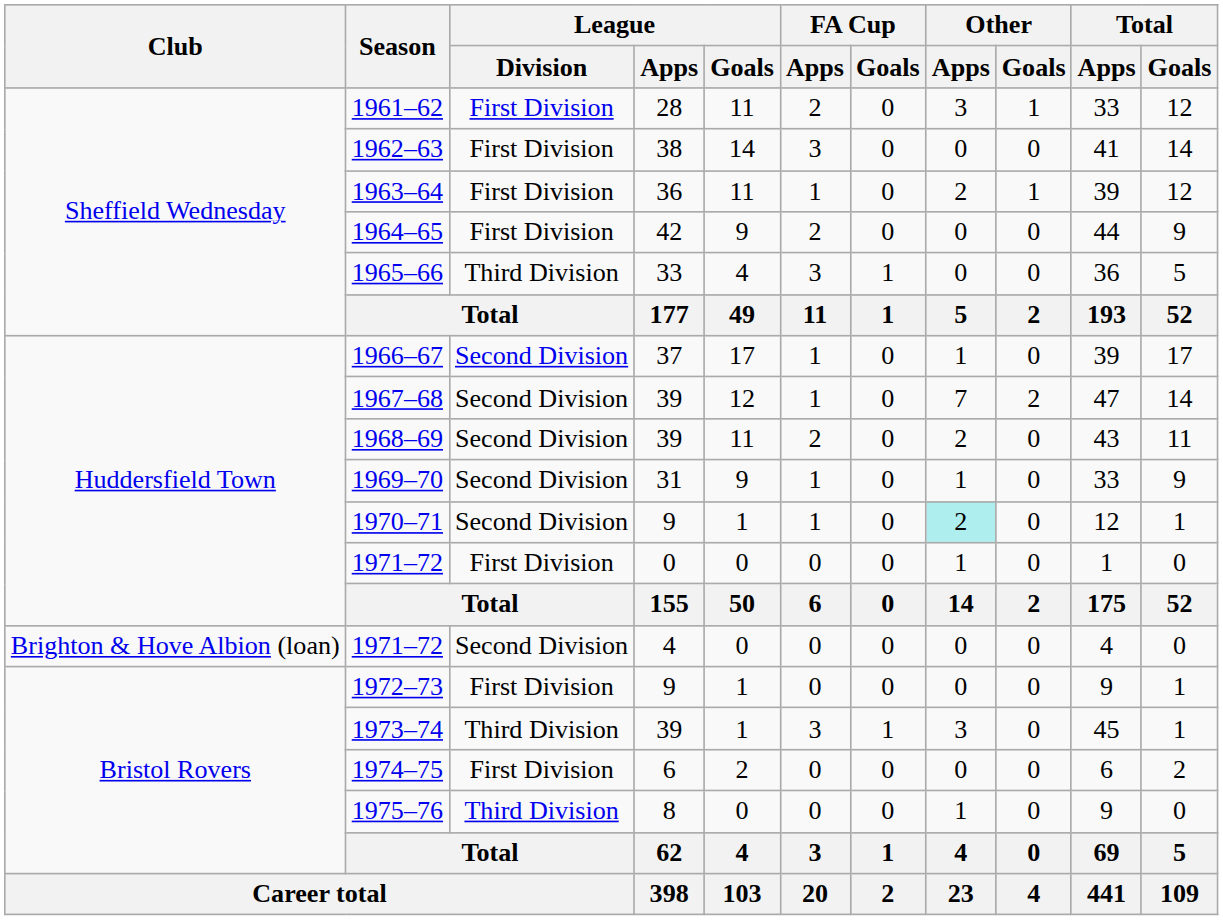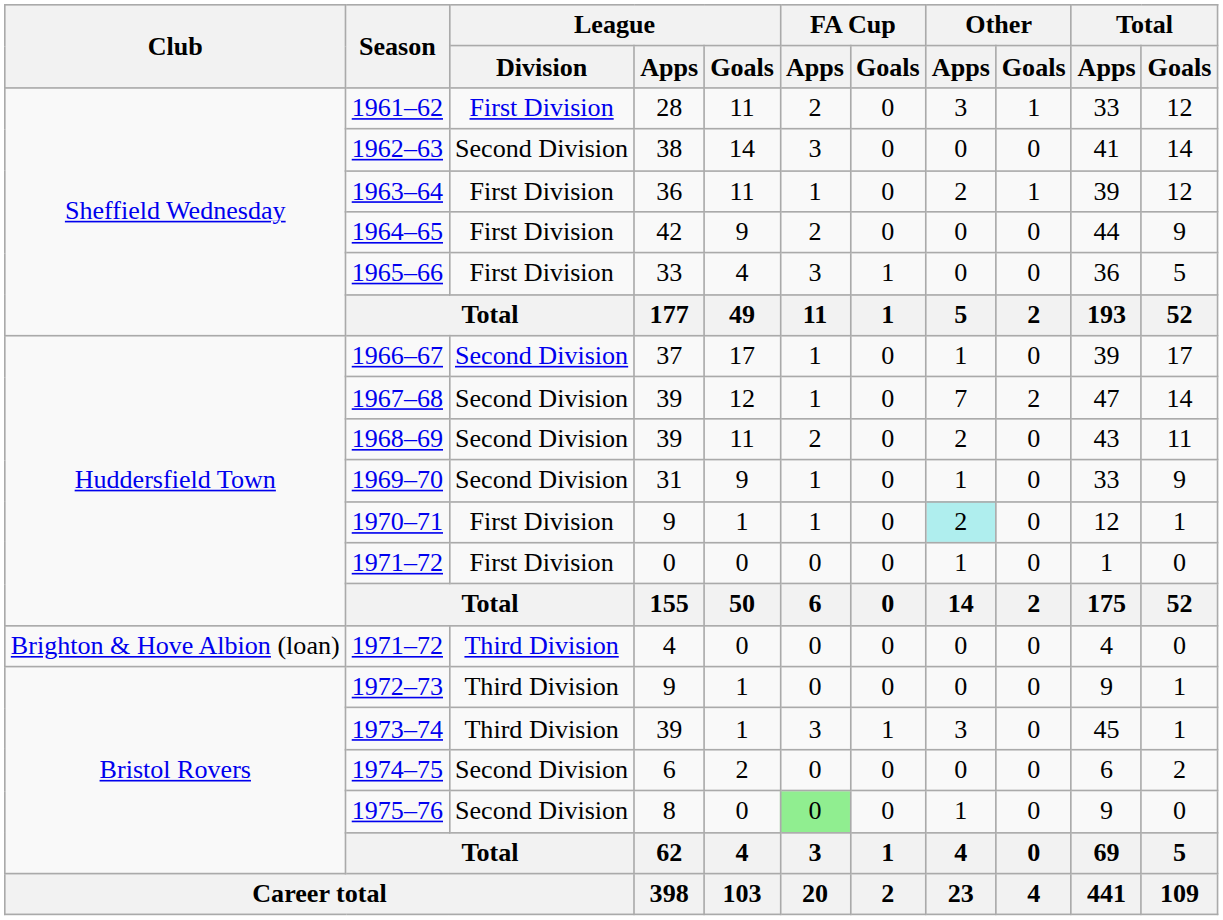(542, 149) First Division -> (542, 149) Second Division
(542, 273) Third Division -> (542, 273) First Division
(542, 521) Second Division -> (542, 521) First Division
(542, 645) Second Division -> (542, 645) Third Division
(542, 686) First Division -> (542, 686) Third Division
(542, 769) First Division -> (542, 769) Second Division
(542, 811) Third Division -> (542, 811) Second Division
(815, 811) no background -> (815, 811) lightgreen background
